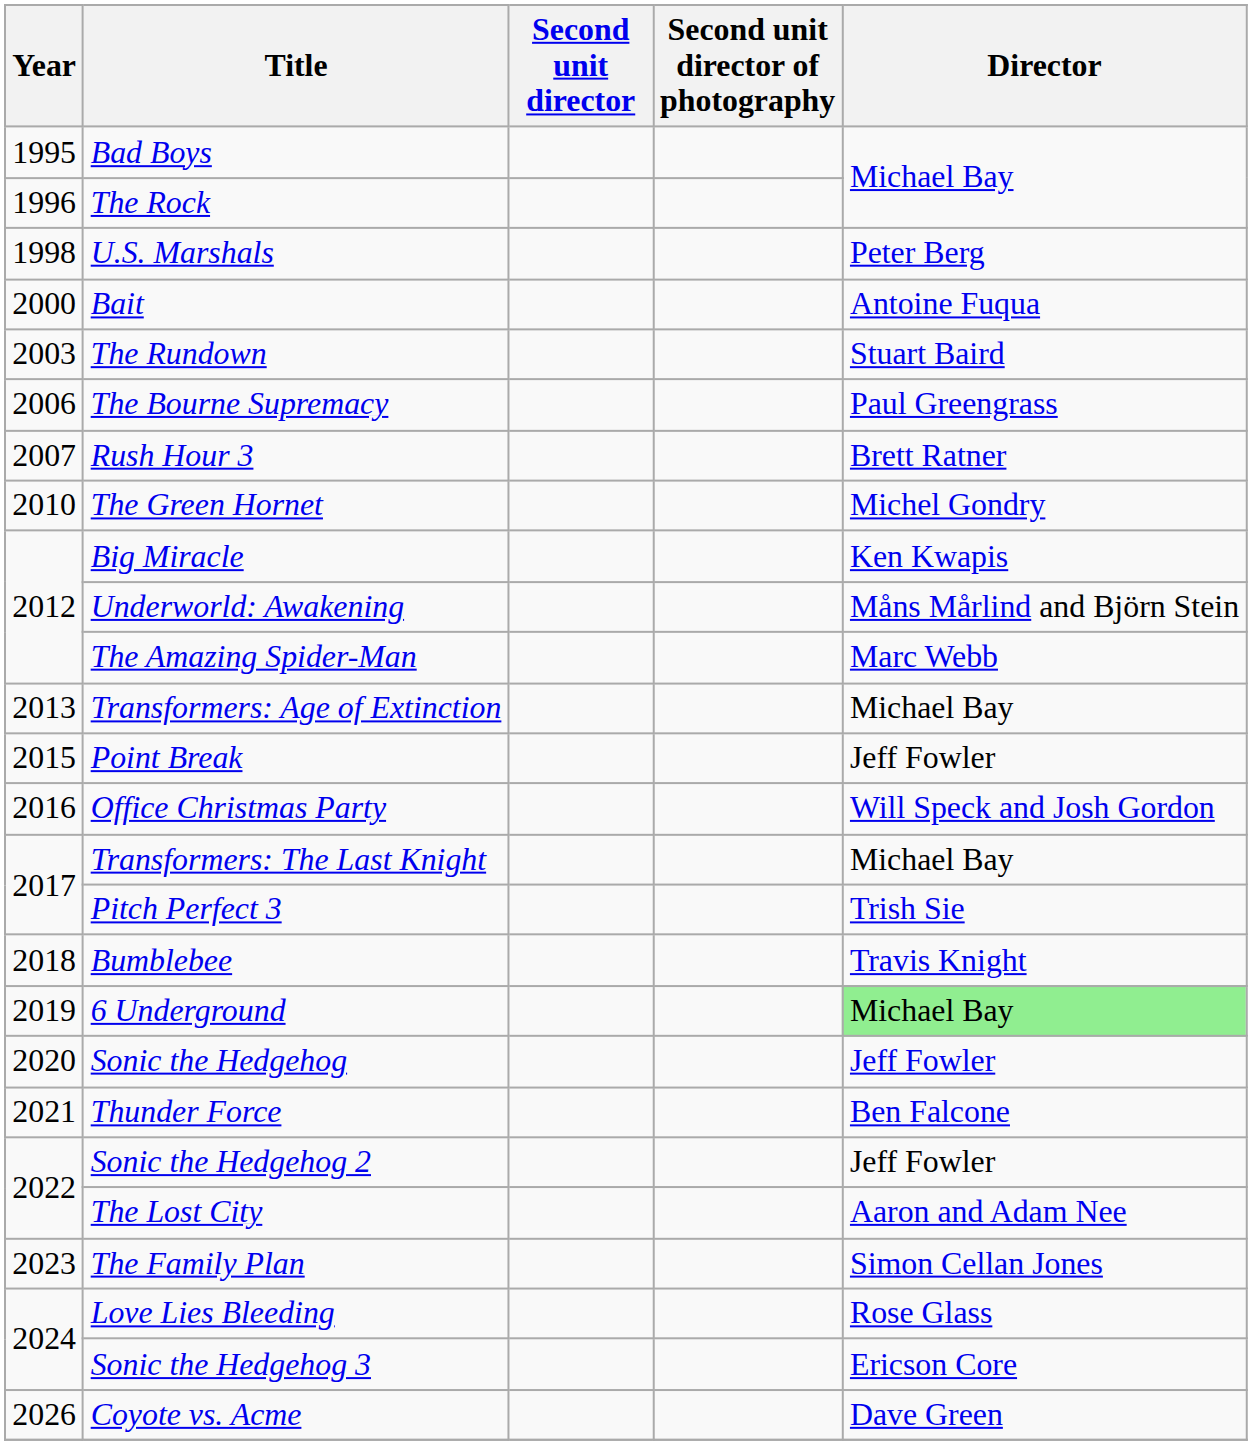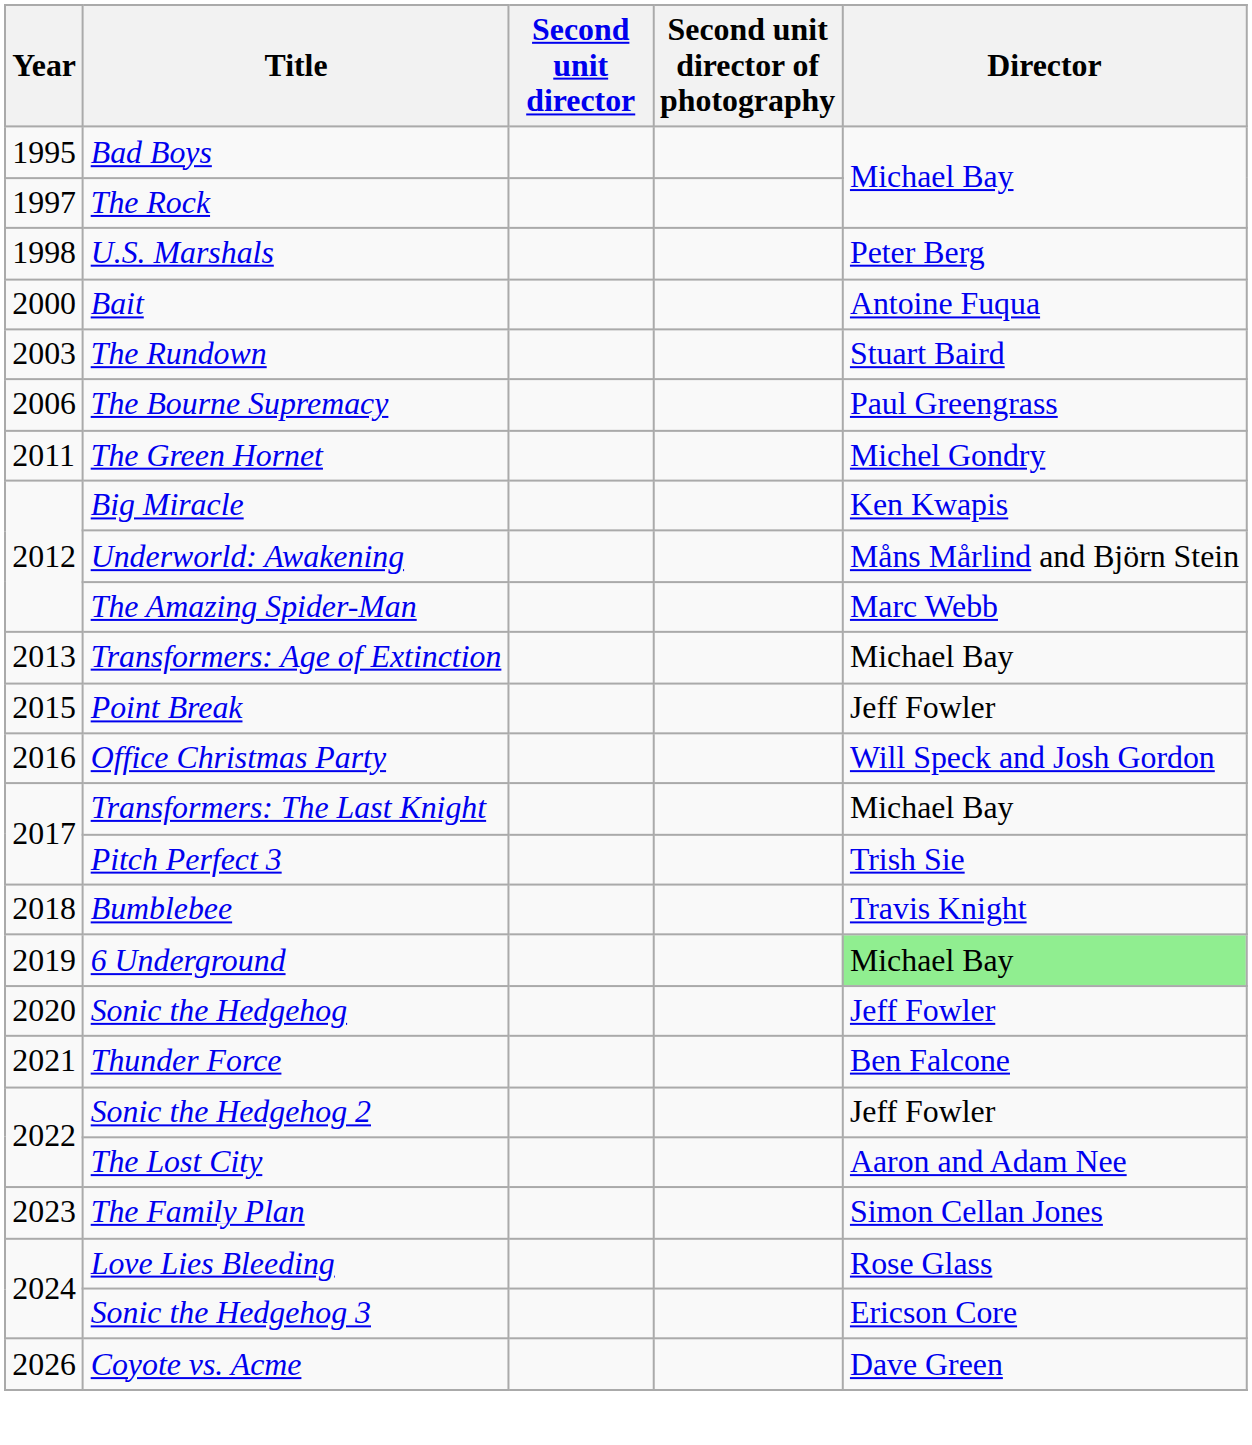(44, 202) 1996 -> (44, 202) 1997
- row: (172, 454)
(44, 505) 2010 -> (44, 454) 2011
